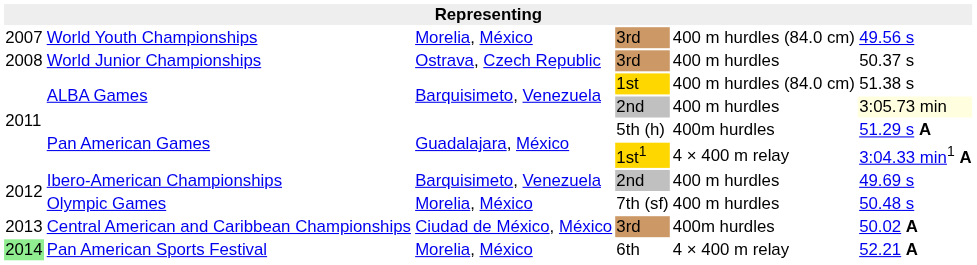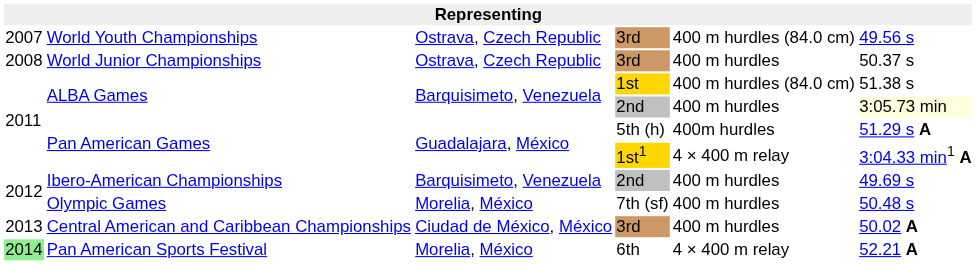(474, 37) Morelia, México -> (508, 37) Ostrava, Czech Republic
(724, 227) 400m hurdles -> (726, 227) 400 m hurdles
